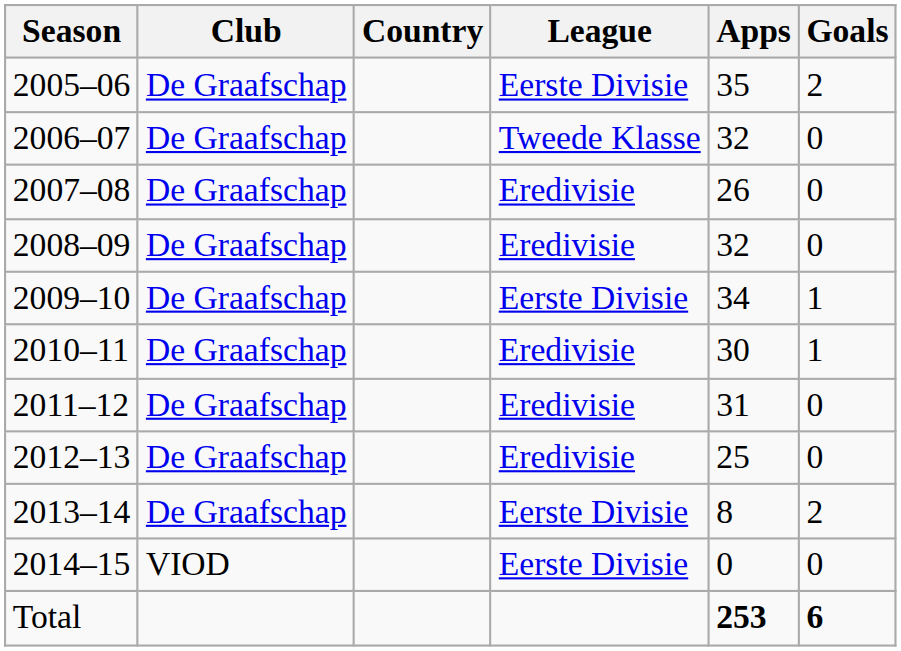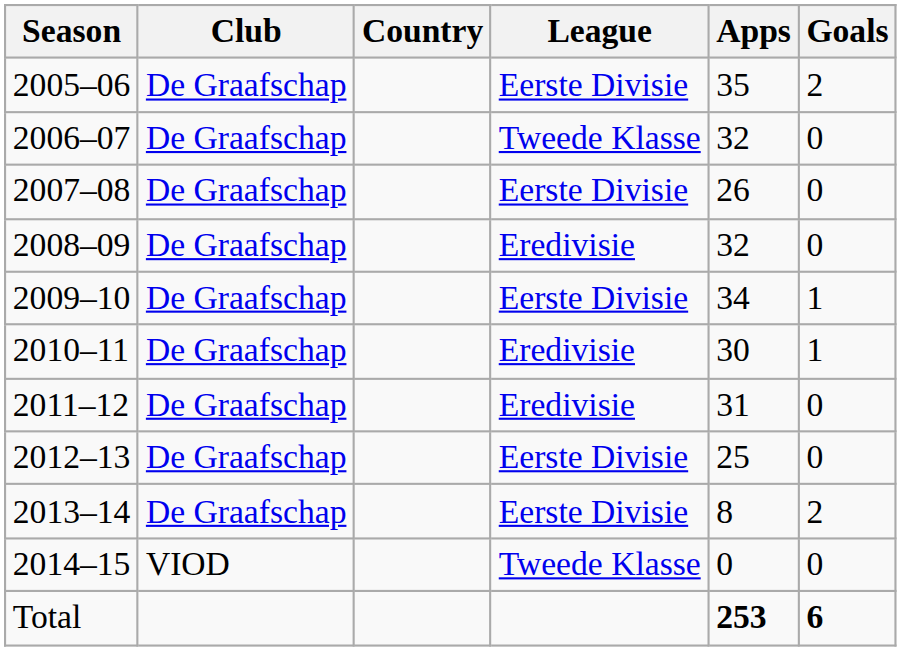(567, 191) Eredivisie -> (593, 191) Eerste Divisie
(567, 457) Eredivisie -> (593, 457) Eerste Divisie
(593, 564) Eerste Divisie -> (600, 564) Tweede Klasse
